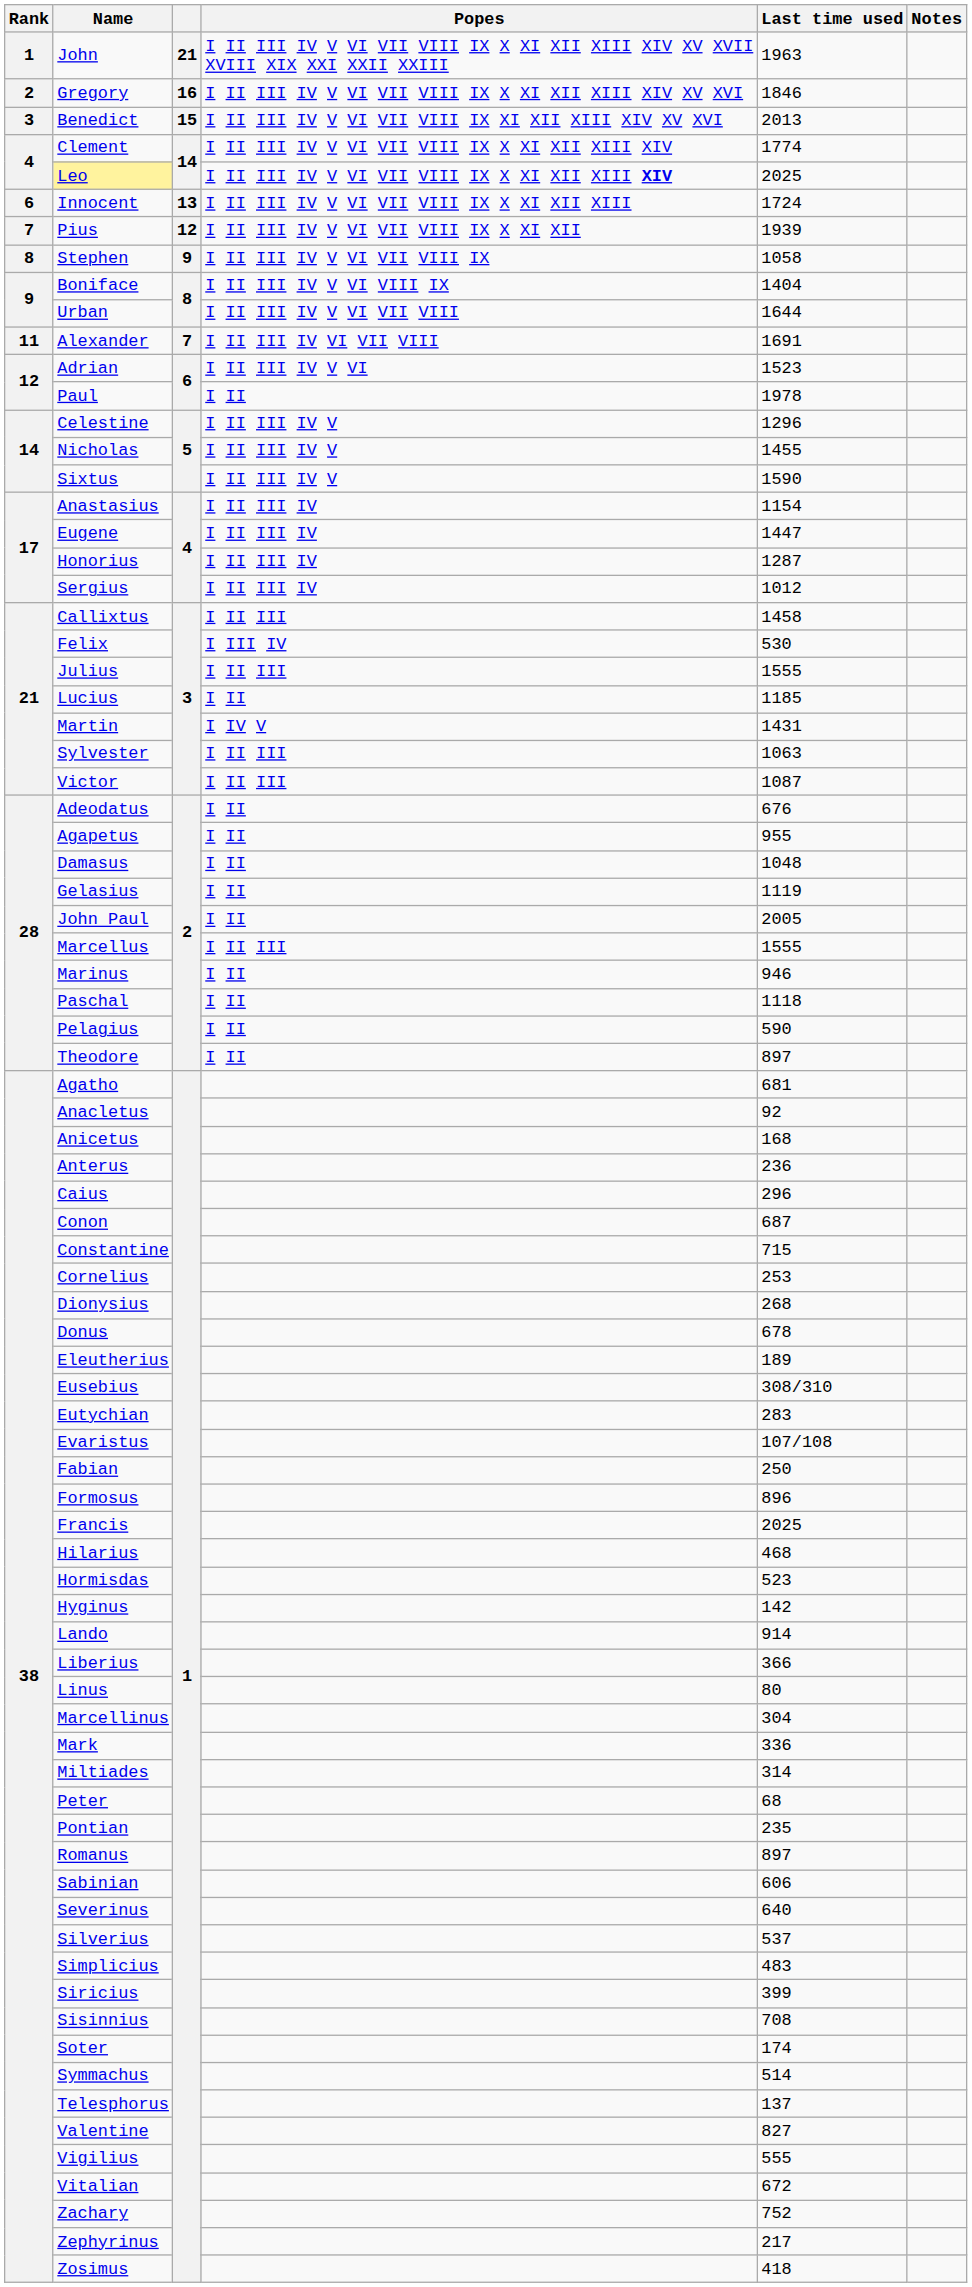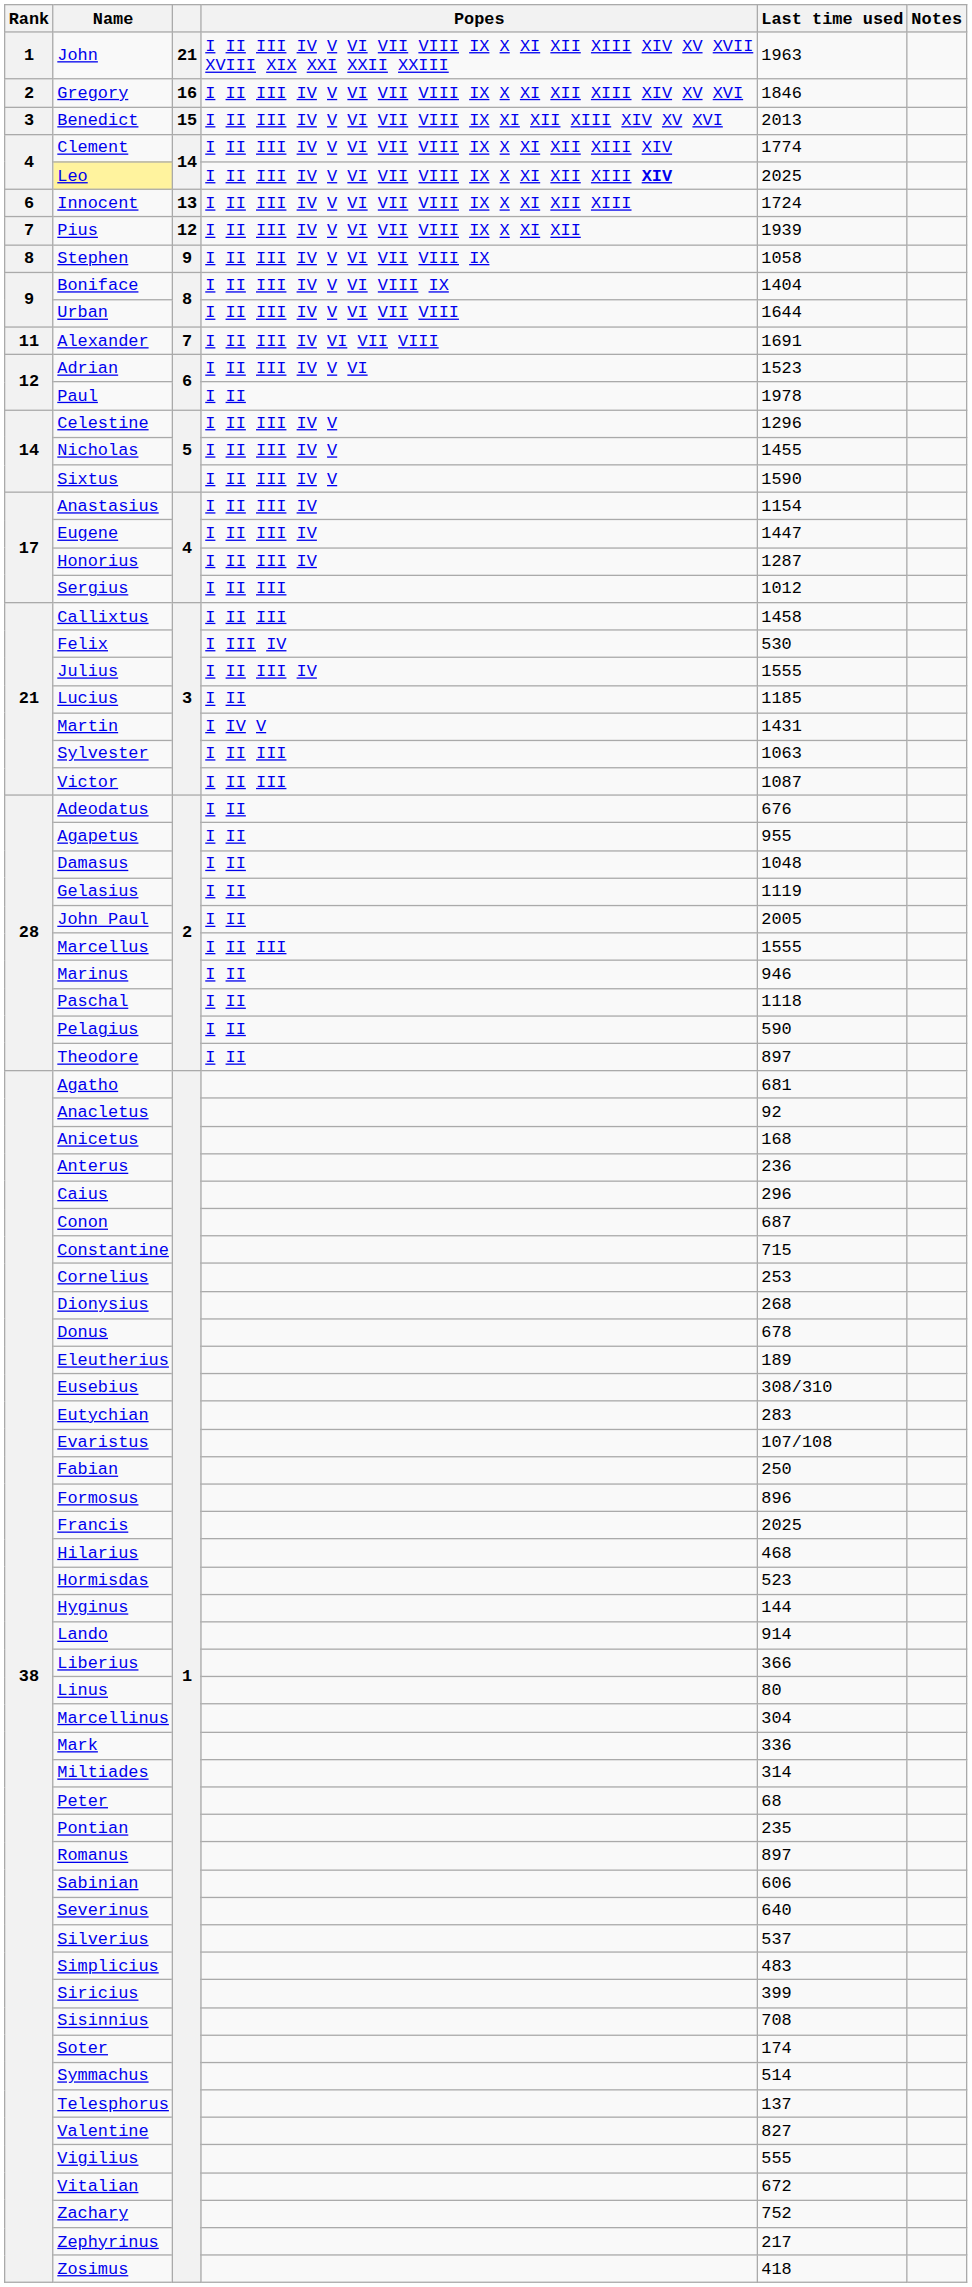(261, 589) I II III IV -> (246, 589) I II III
(246, 671) I II III -> (261, 671) I II III IV
(777, 1608) 142 -> (777, 1608) 144
